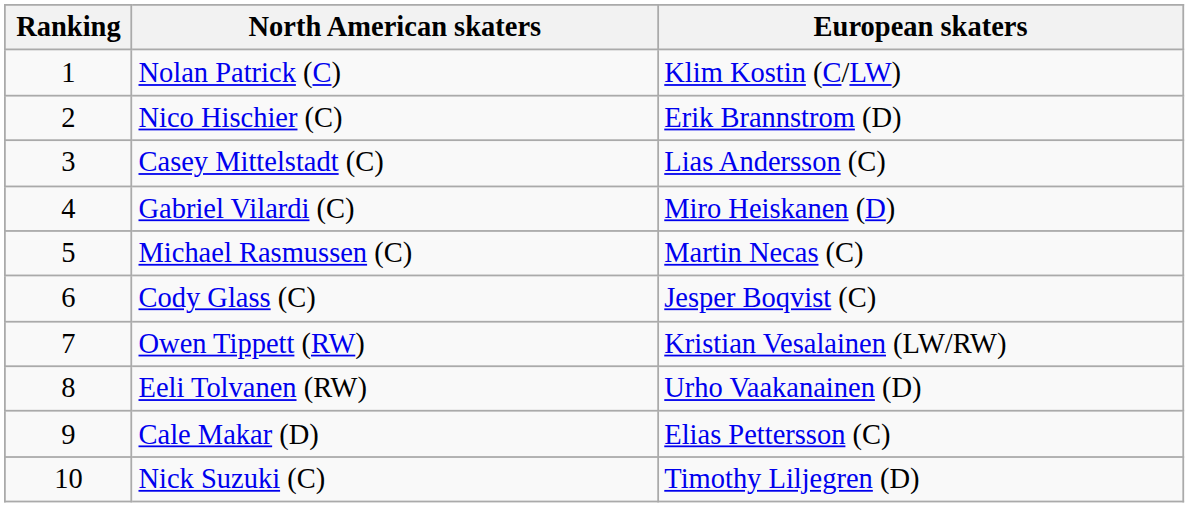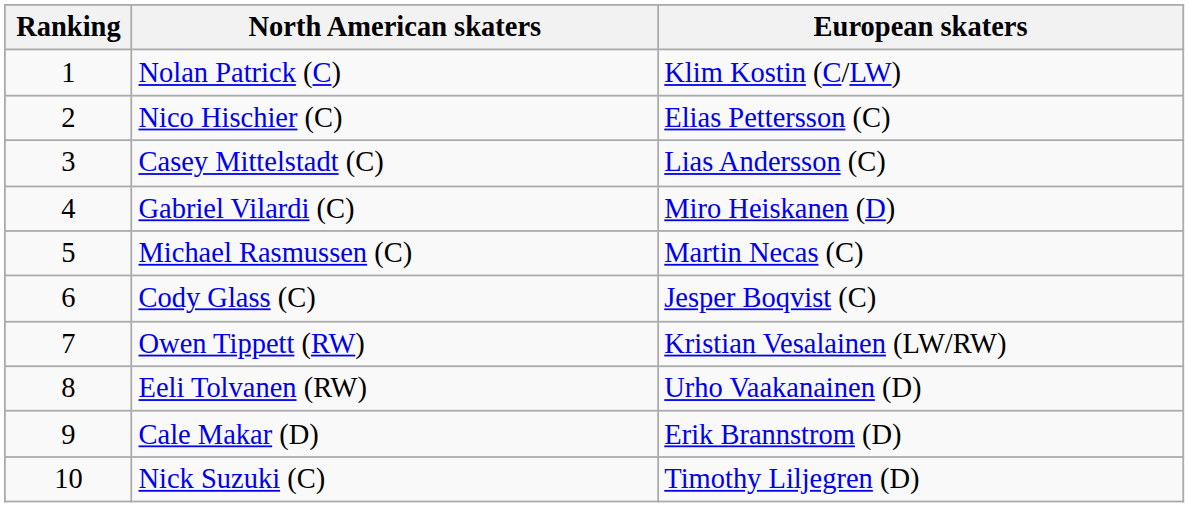(783, 117) Erik Brannstrom (D) -> (777, 117) Elias Pettersson (C)
(777, 433) Elias Pettersson (C) -> (783, 433) Erik Brannstrom (D)
